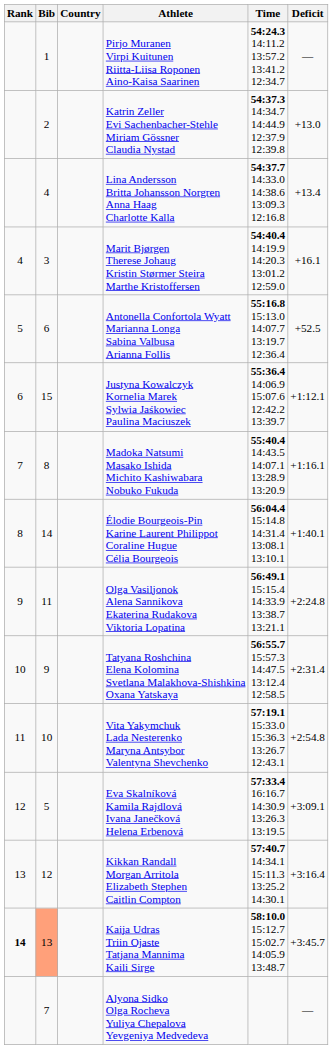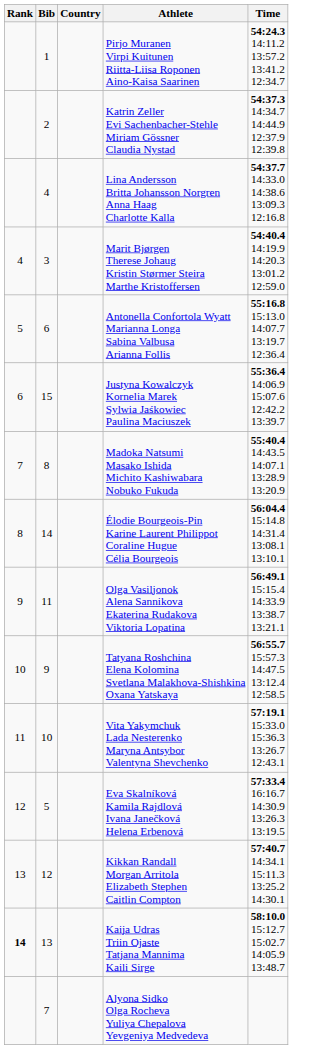- column: (308, 13)
(47, 942) lightsalmon background -> (47, 942) no background
